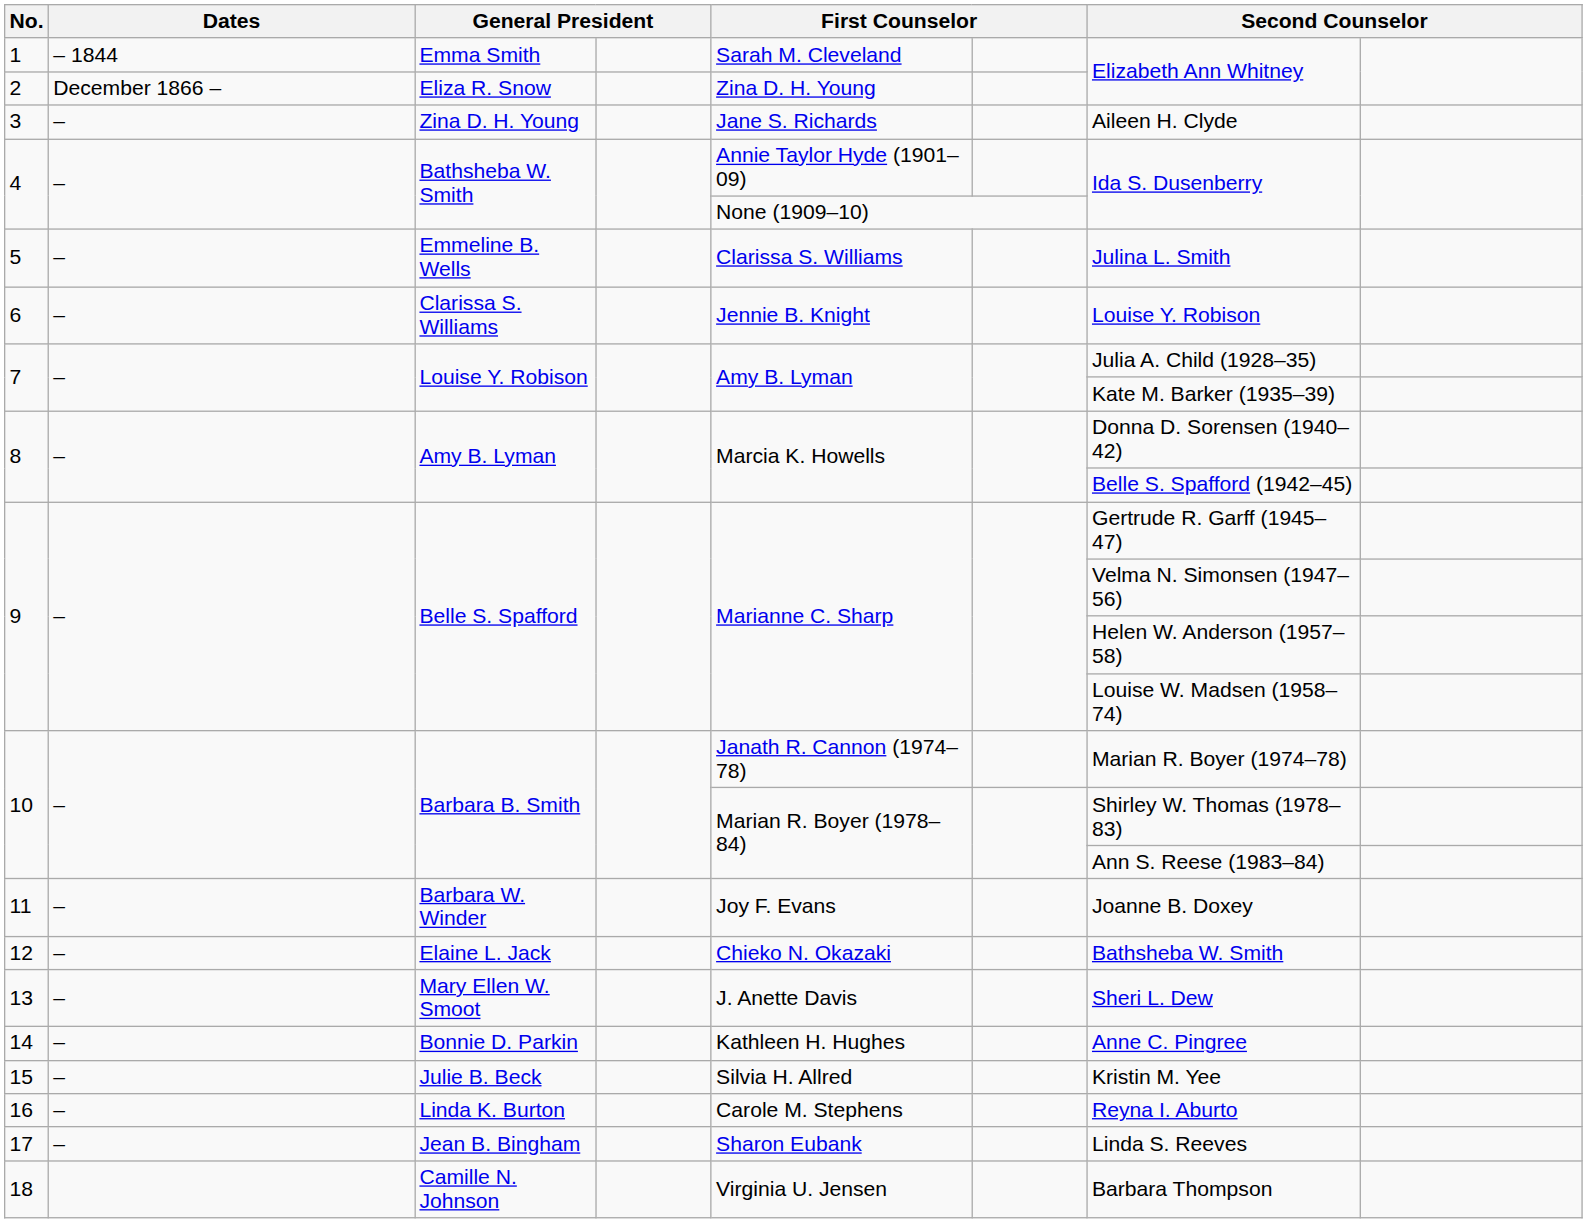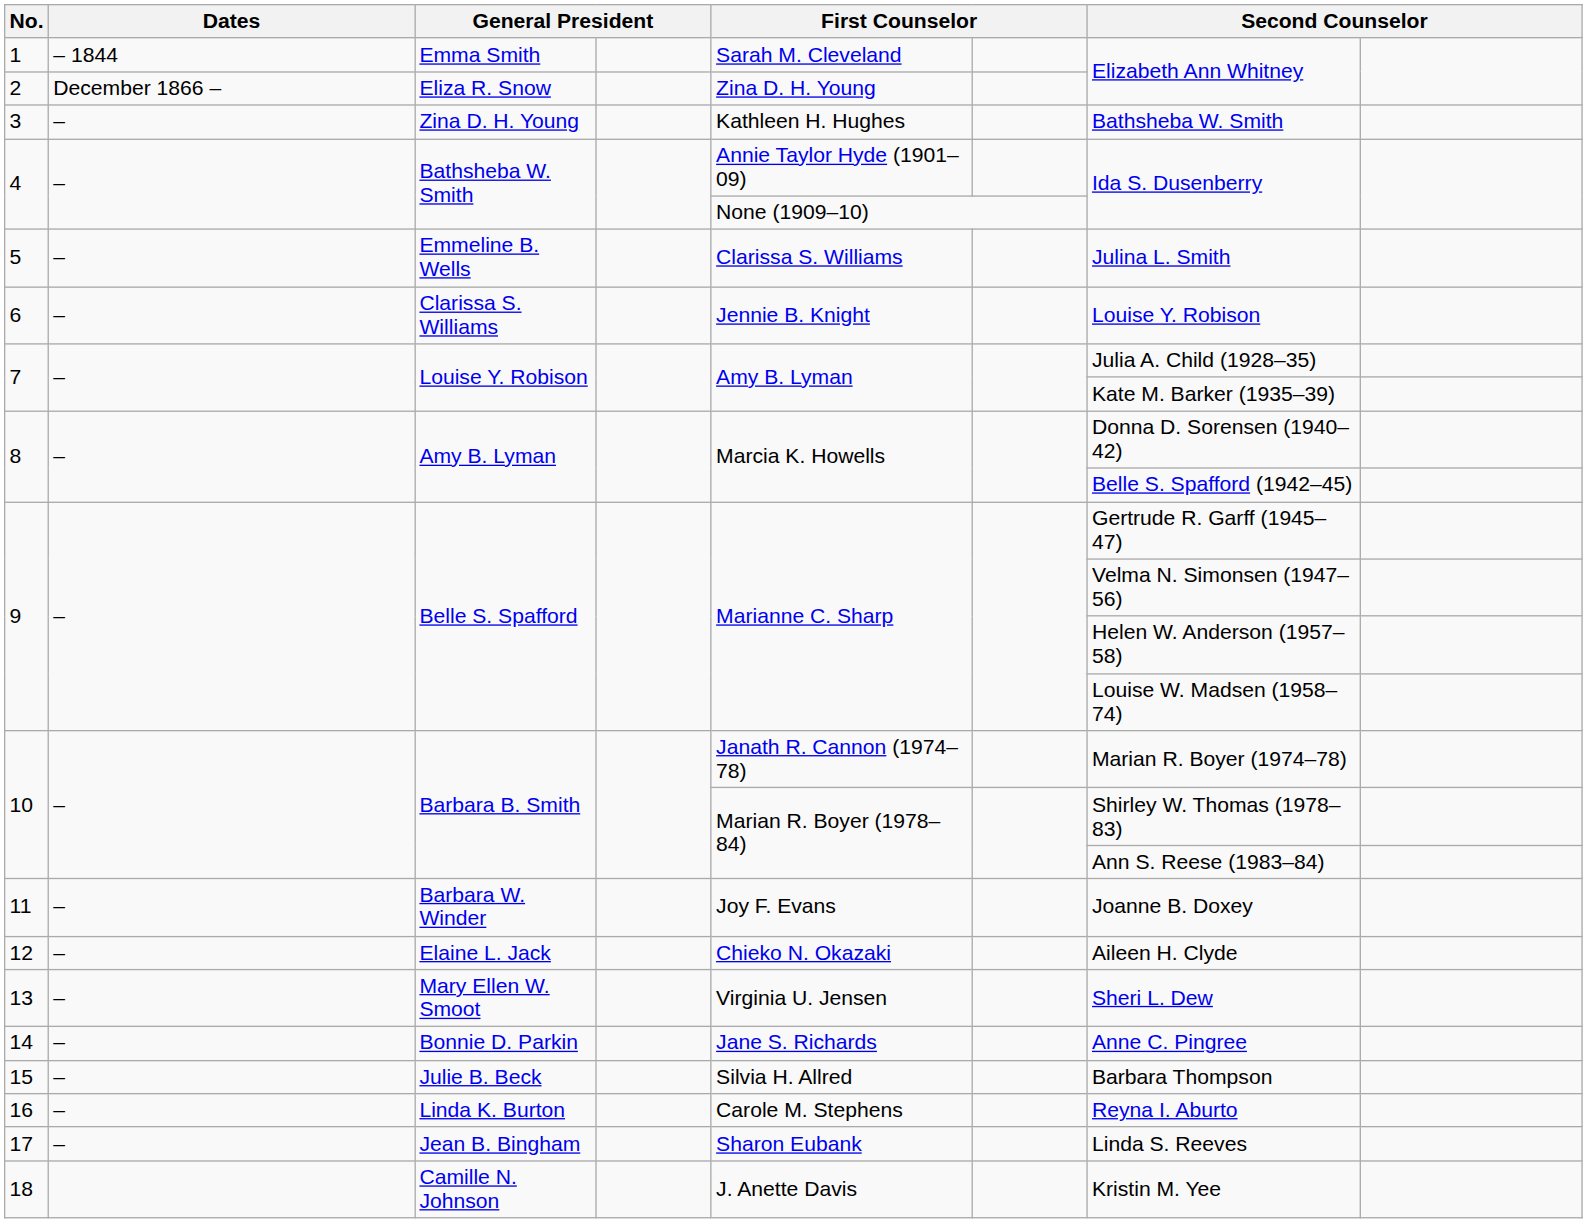(797, 121) Jane S. Richards -> (811, 121) Kathleen H. Hughes
(1165, 121) Aileen H. Clyde -> (1188, 121) Bathsheba W. Smith
(1188, 952) Bathsheba W. Smith -> (1165, 952) Aileen H. Clyde
(787, 997) J. Anette Davis -> (802, 997) Virginia U. Jensen
(811, 1043) Kathleen H. Hughes -> (797, 1043) Jane S. Richards
(1157, 1076) Kristin M. Yee -> (1182, 1076) Barbara Thompson
(802, 1189) Virginia U. Jensen -> (787, 1189) J. Anette Davis
(1182, 1189) Barbara Thompson -> (1157, 1189) Kristin M. Yee
